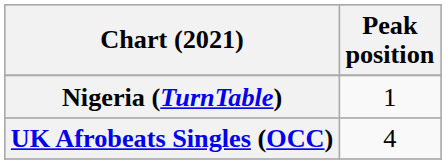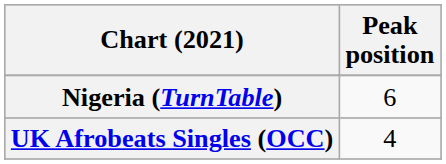(390, 96) 1 -> (390, 96) 6
